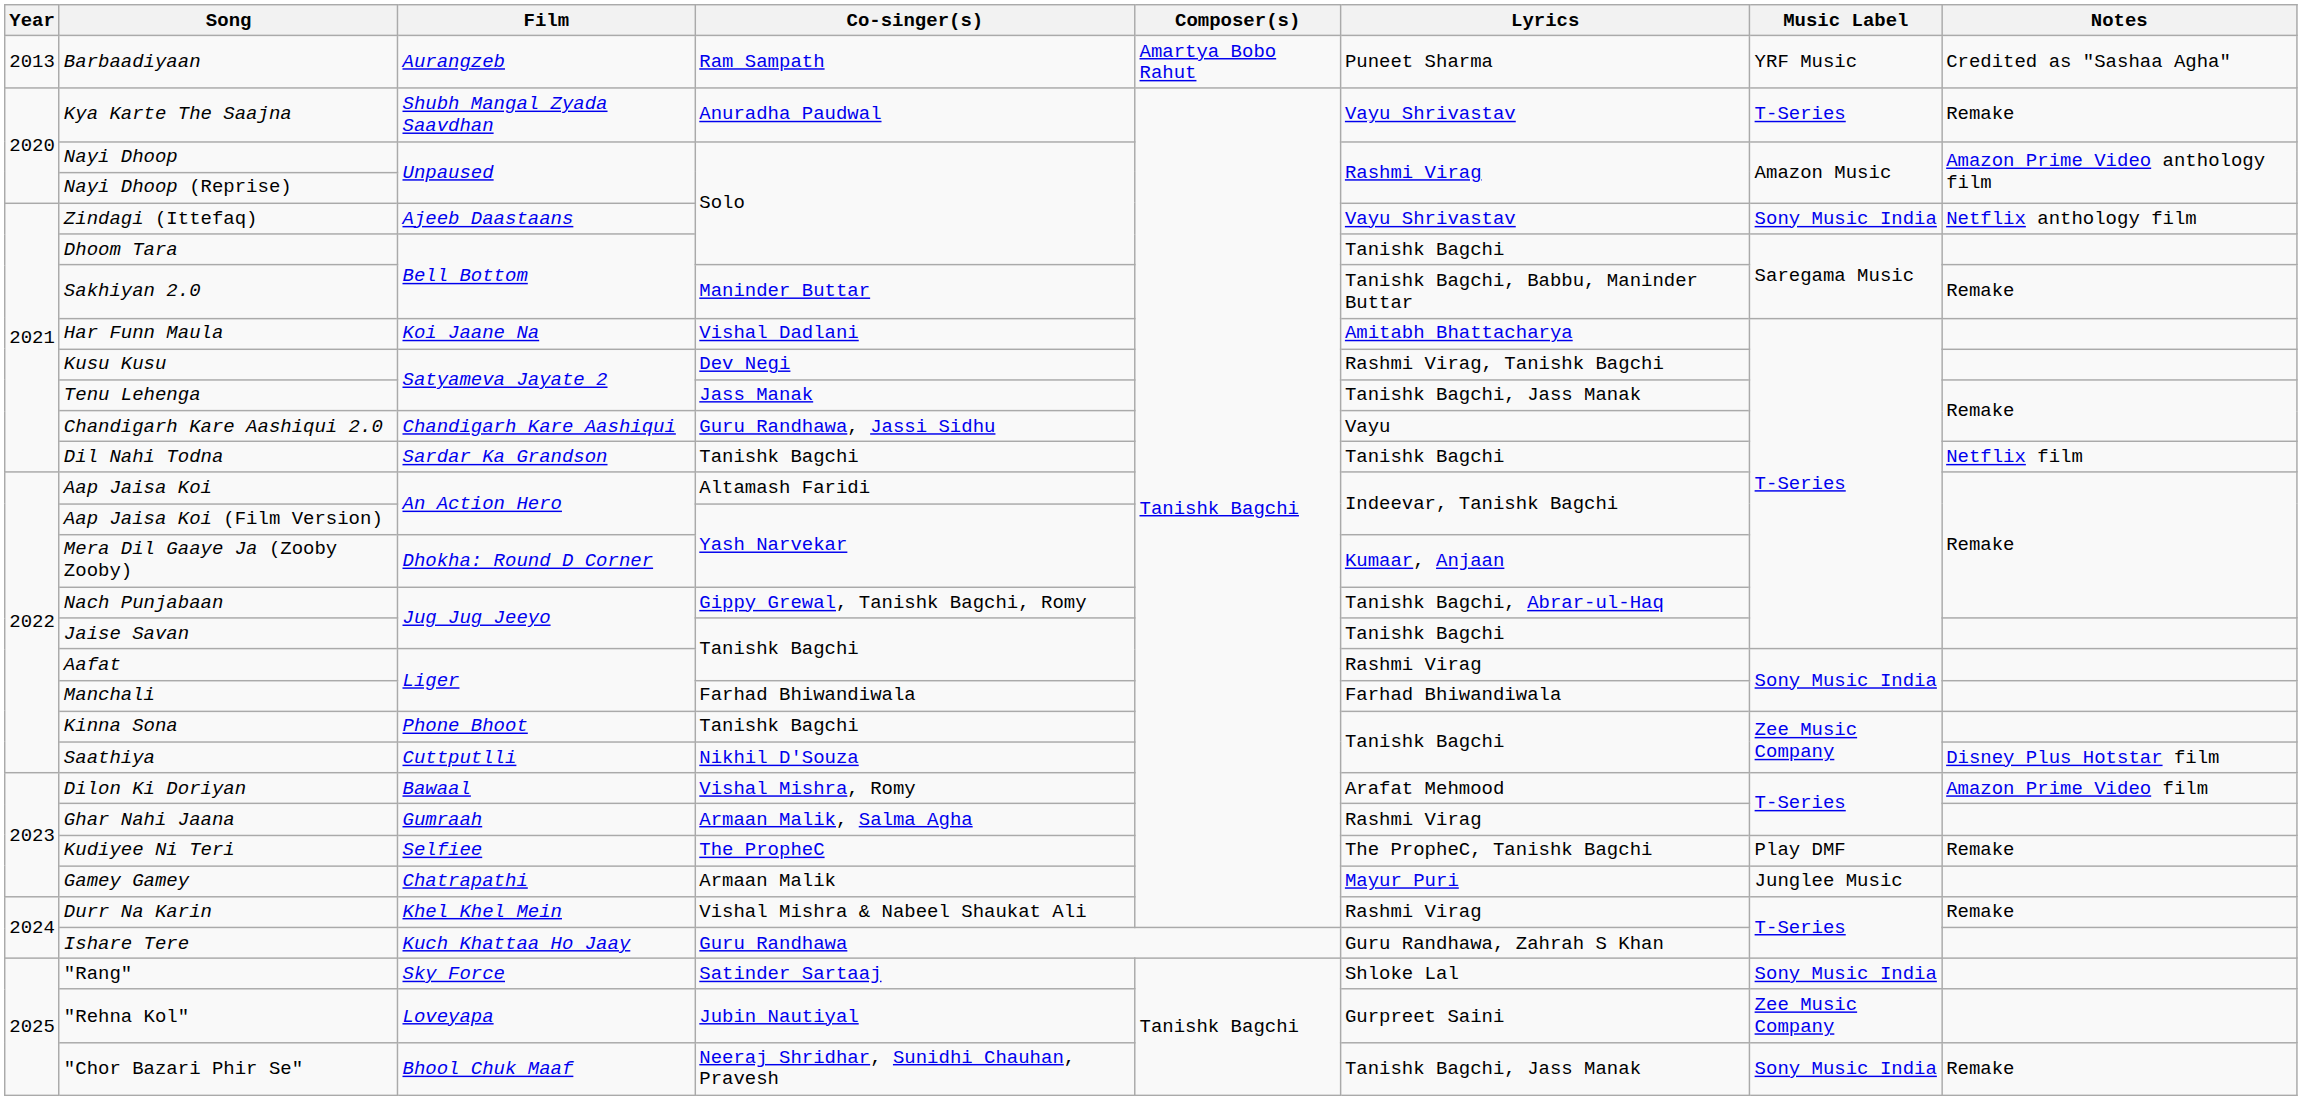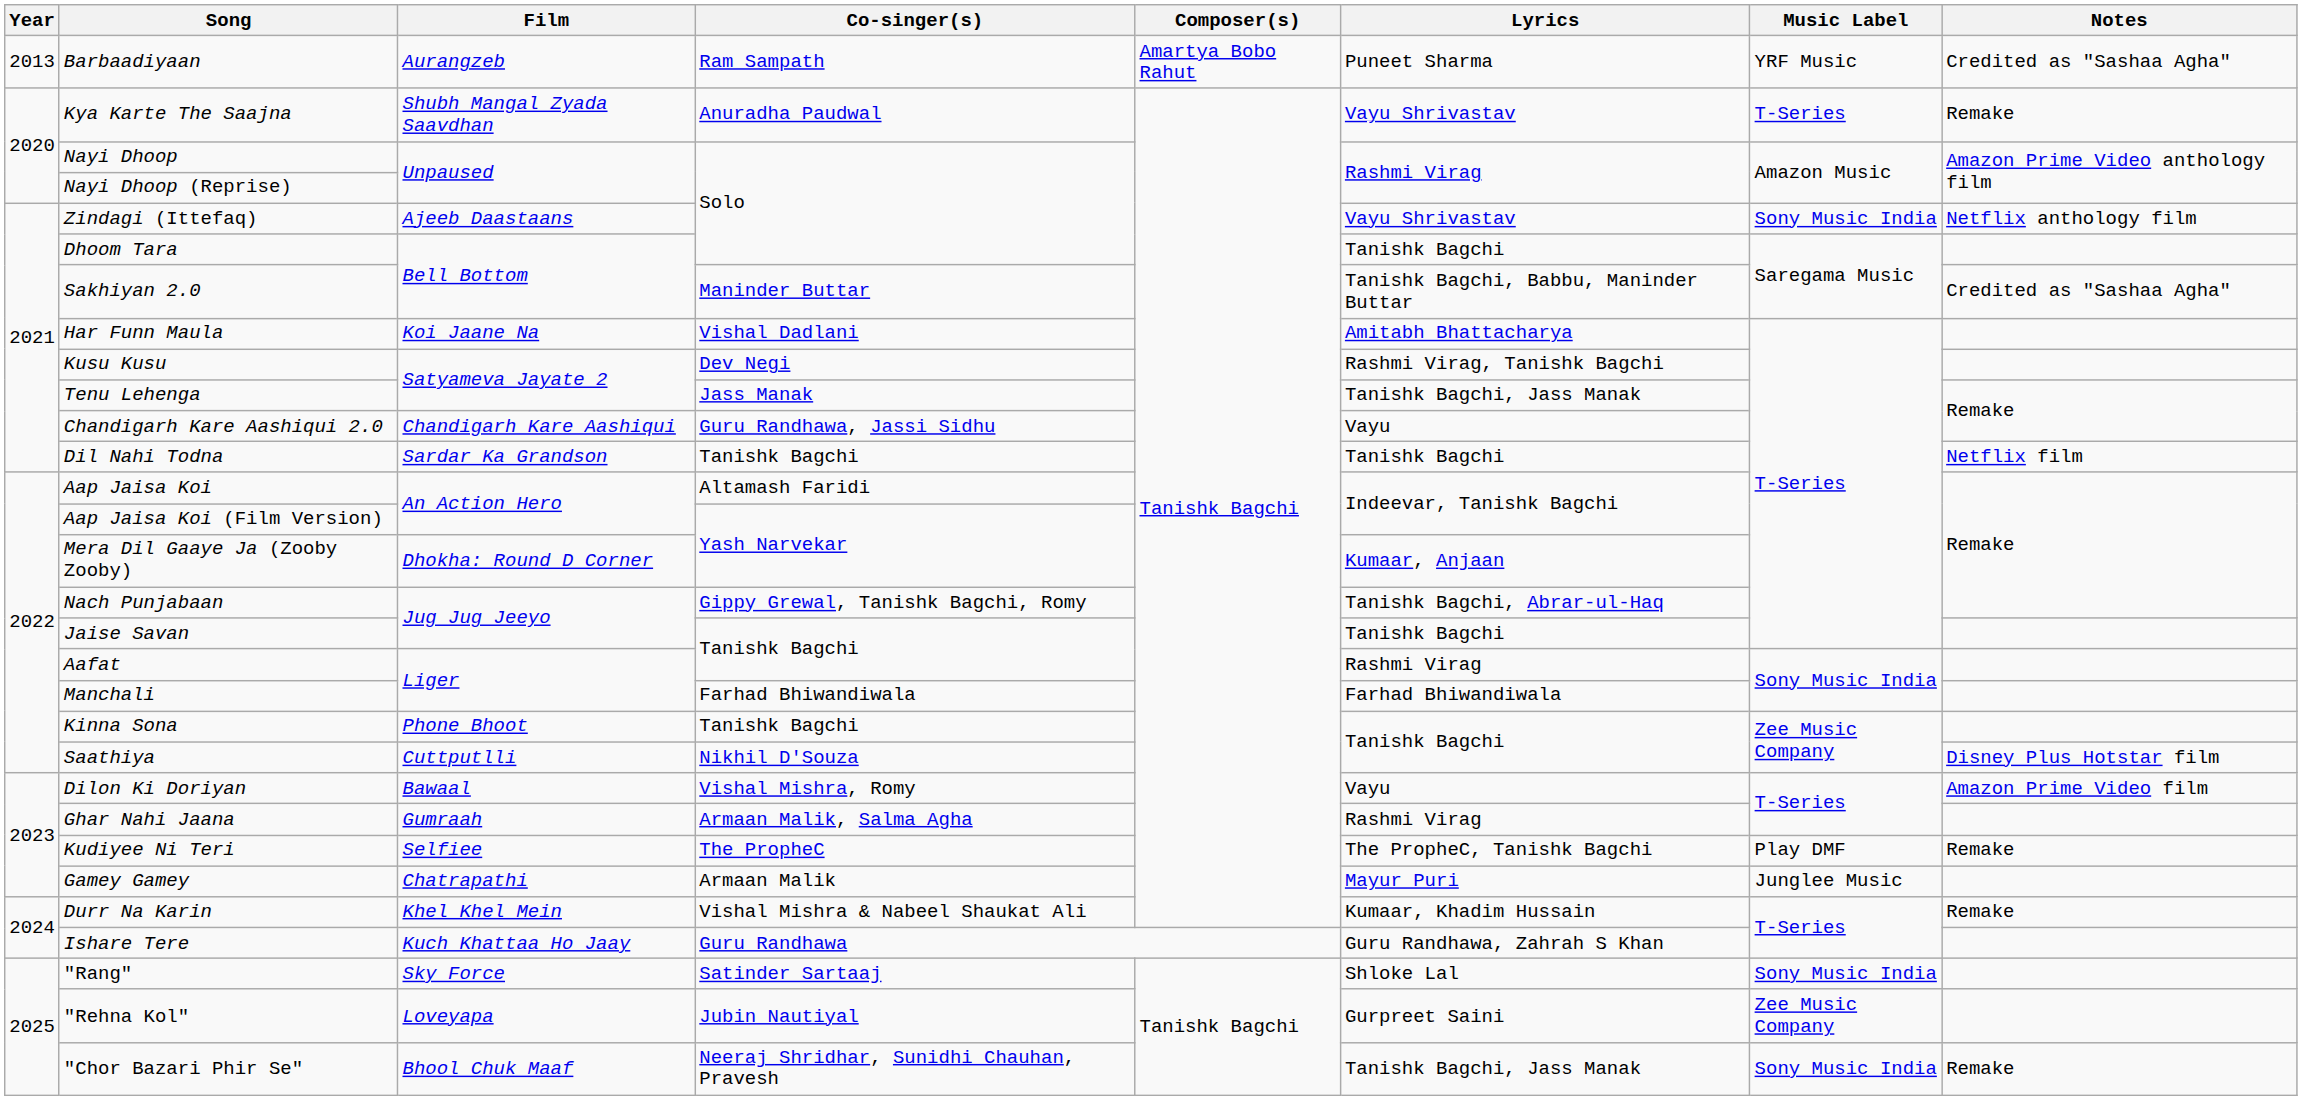(1980, 291) Remake -> (2089, 291) Credited as "Sashaa Agha"
(1425, 788) Arafat Mehmood -> (1368, 788) Vayu
(1413, 912) Rashmi Virag -> (1470, 912) Kumaar, Khadim Hussain
